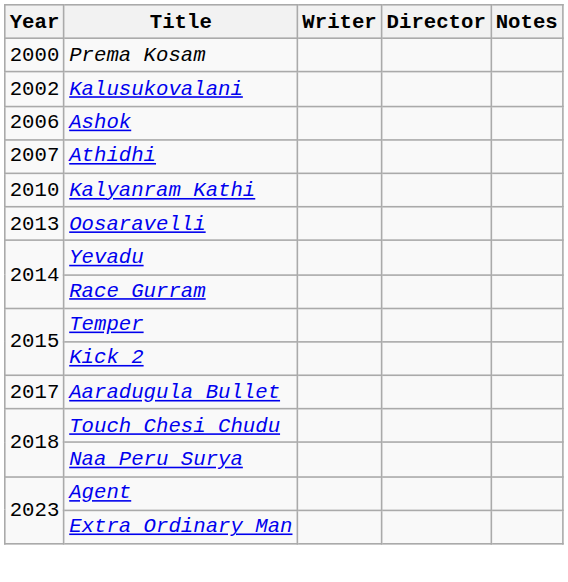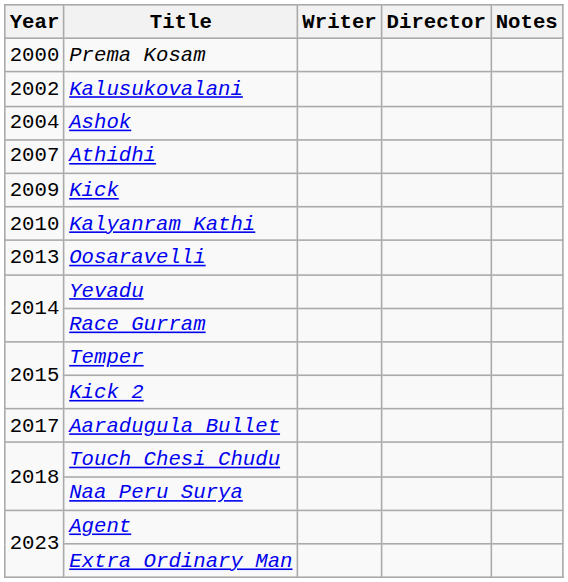(35, 123) 2006 -> (35, 123) 2004
+ row: (94, 190)
